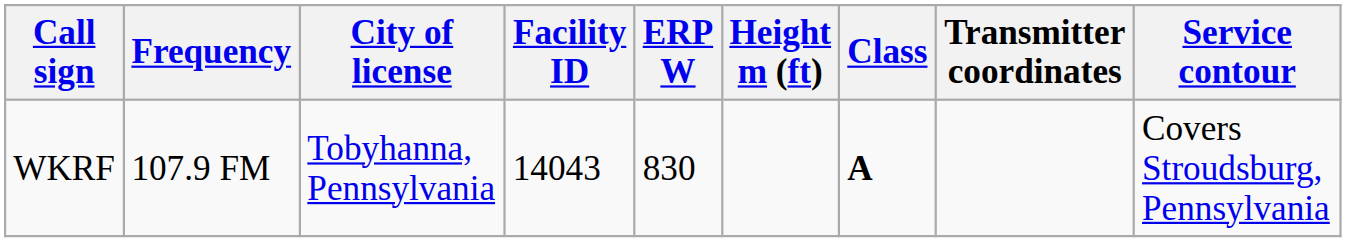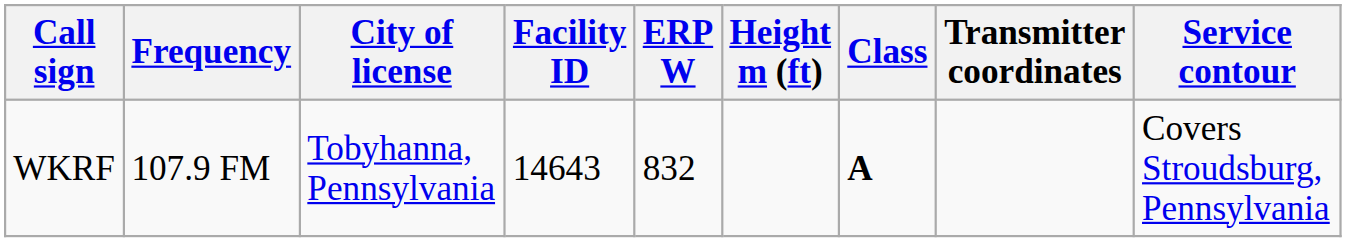(557, 167) 14043 -> (557, 167) 14643
(669, 167) 830 -> (669, 167) 832
